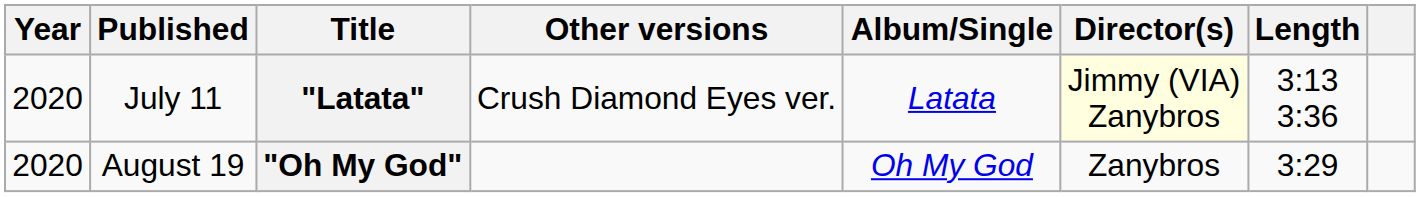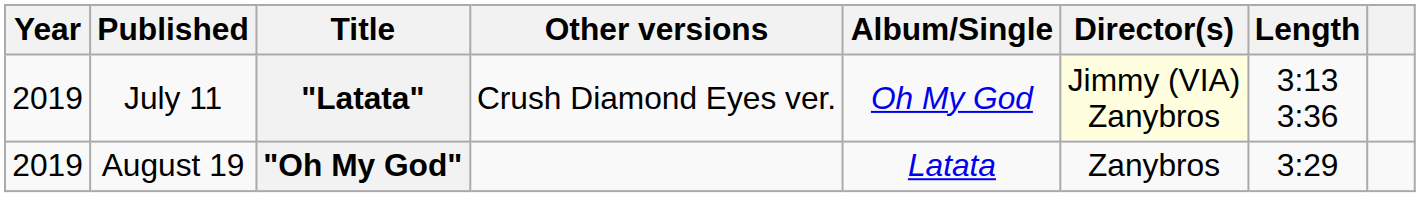(48, 97) 2020 -> (48, 97) 2019
(952, 97) Latata -> (952, 97) Oh My God
(48, 165) 2020 -> (48, 165) 2019
(952, 165) Oh My God -> (952, 165) Latata
